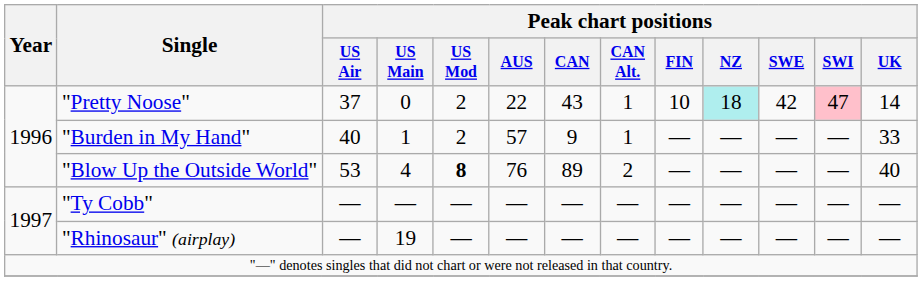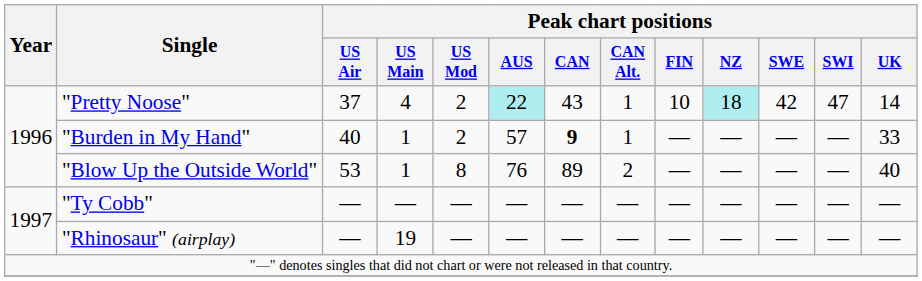(405, 102) 0 -> (405, 102) 4
(517, 102) no background -> (517, 102) paleturquoise background
(838, 102) pink background -> (838, 102) no background
(572, 136) normal -> (572, 136) bold
(405, 170) 4 -> (405, 170) 1
(461, 170) bold -> (461, 170) normal
